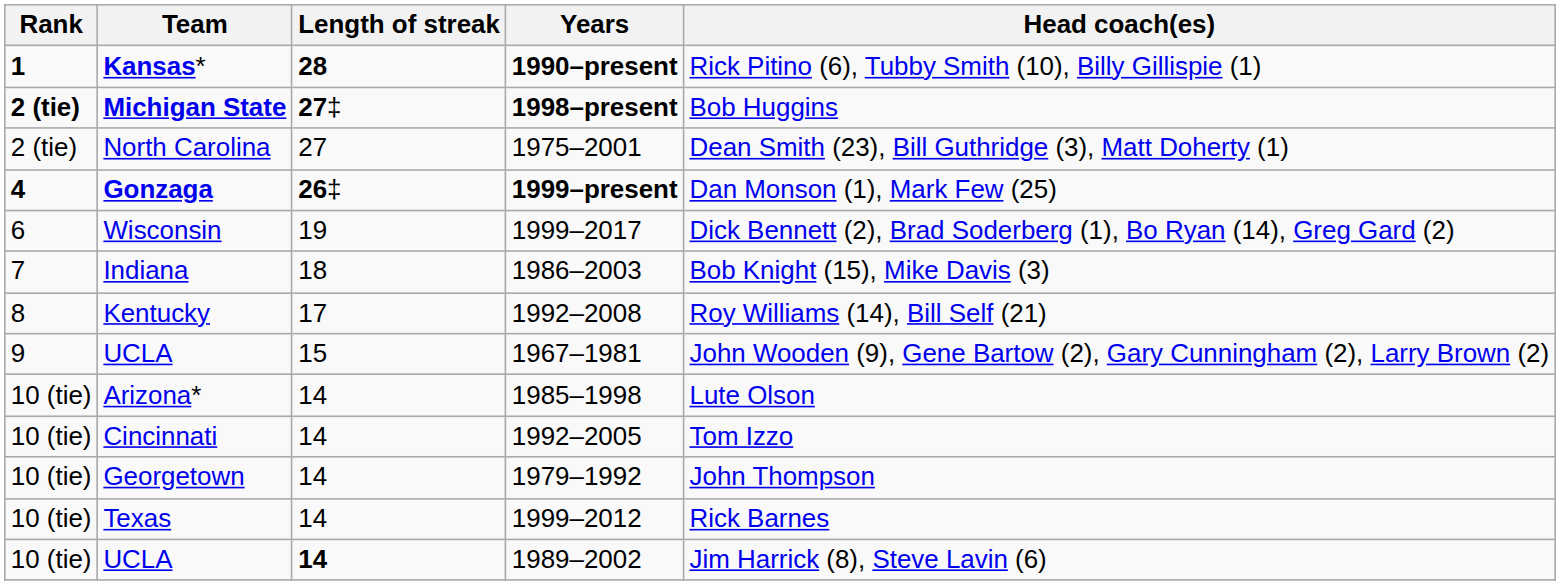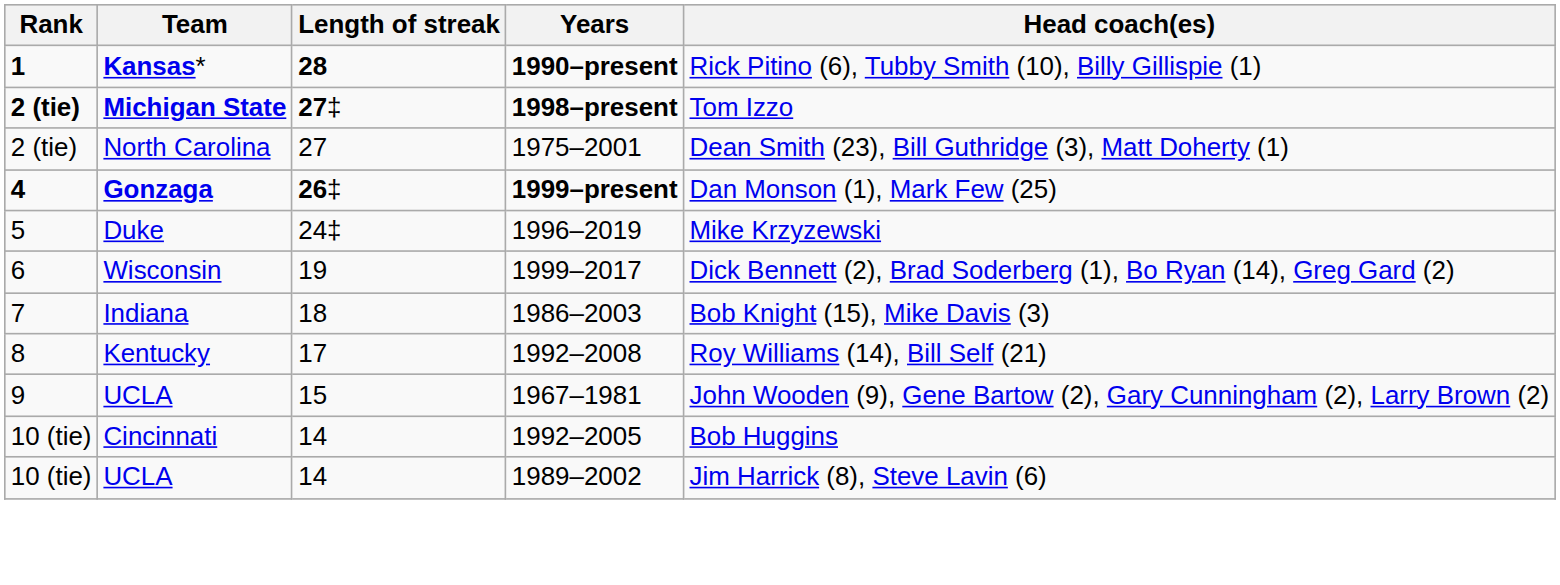(764, 107) Bob Huggins -> (741, 107) Tom Izzo
+ row: (134, 230)
- row: (152, 395)
(741, 436) Tom Izzo -> (764, 436) Bob Huggins
- row: (174, 477)
- row: (137, 518)
(313, 559) bold -> (313, 477) normal
